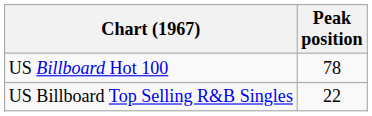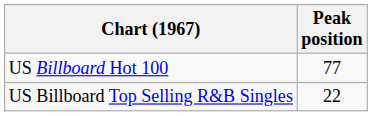(332, 67) 78 -> (332, 67) 77
